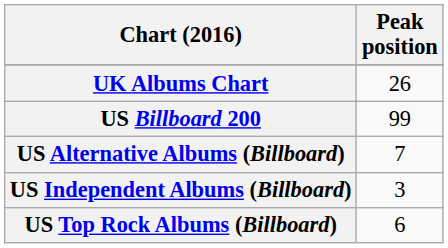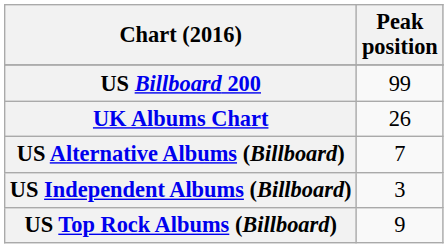rows swapped: (181, 82) <-> (181, 118)
(400, 225) 6 -> (400, 225) 9
